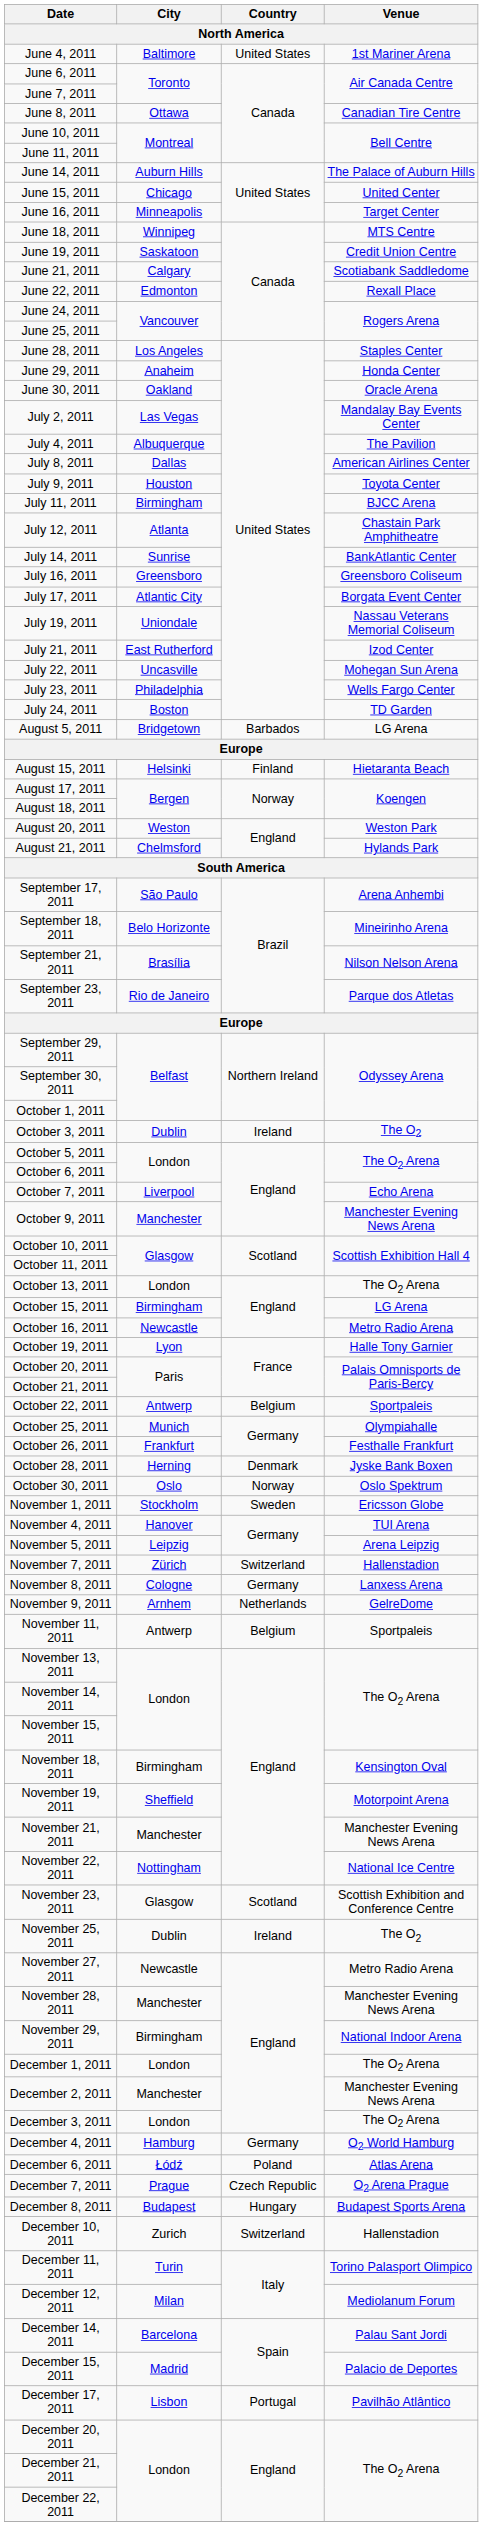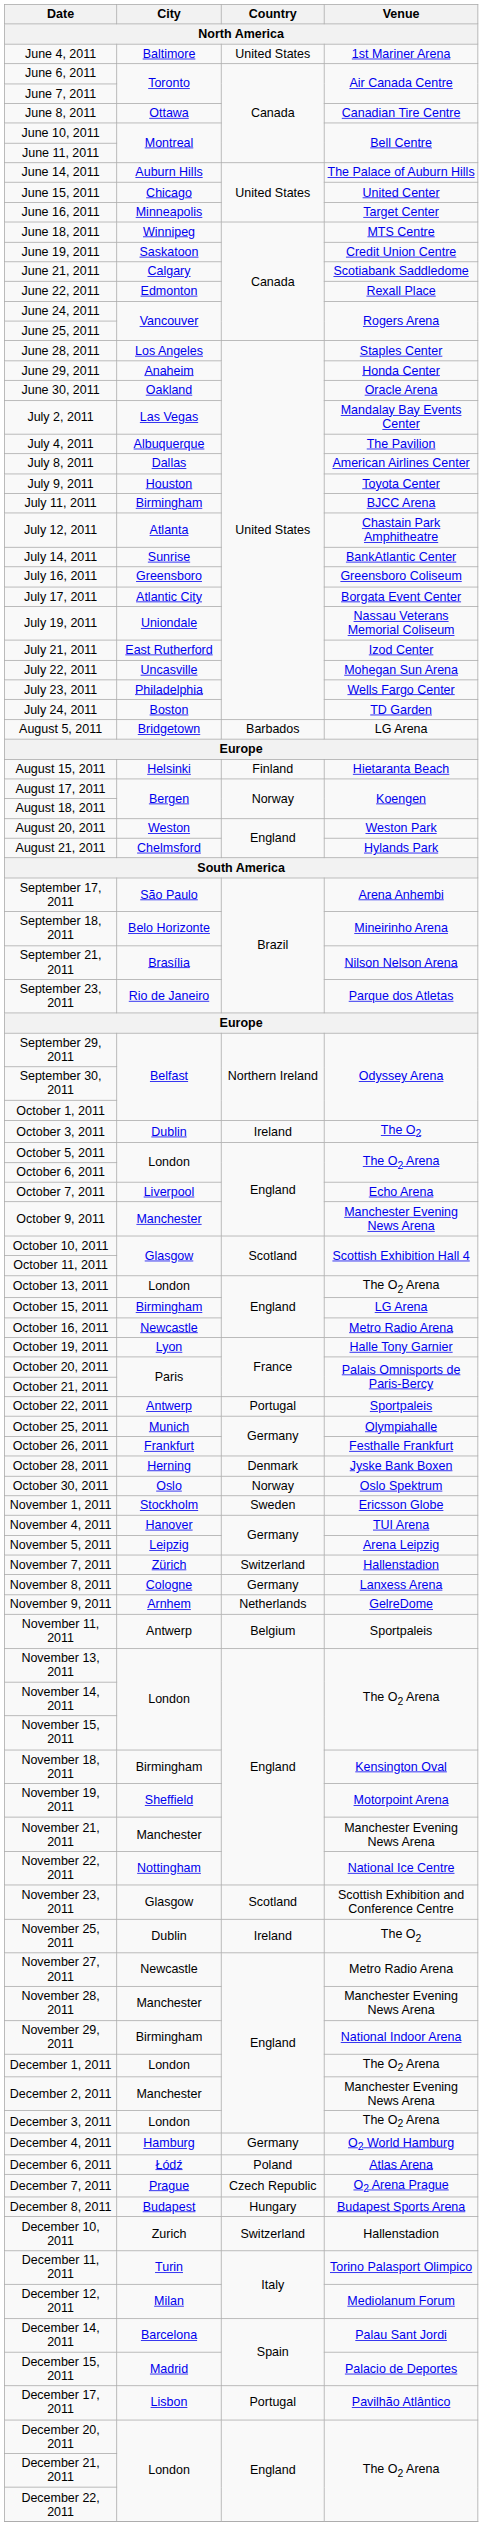(273, 1406) Belgium -> (273, 1406) Portugal
